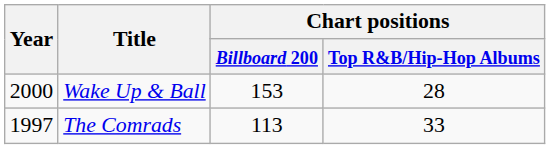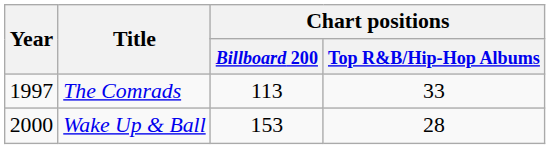rows swapped: (122, 125) <-> (134, 90)
